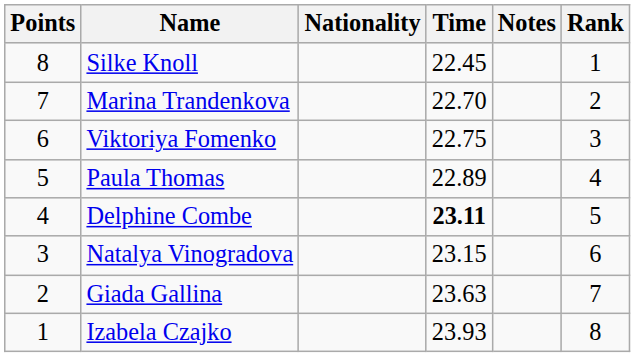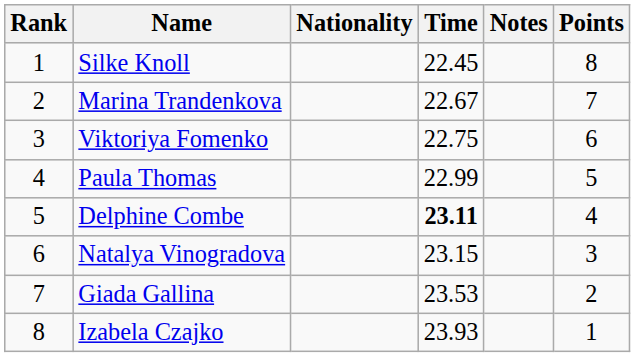columns swapped: (595, 23) <-> (43, 23)
(459, 100) 22.70 -> (451, 100) 22.67
(459, 178) 22.89 -> (451, 178) 22.99
(459, 293) 23.63 -> (451, 293) 23.53
